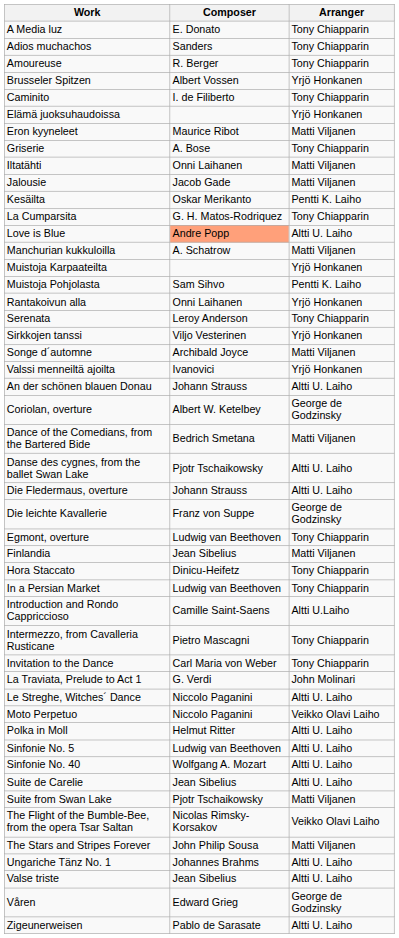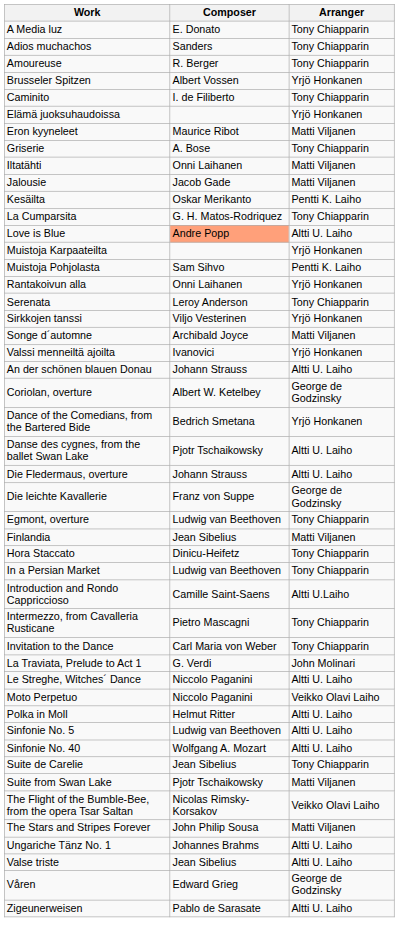- row: (61, 251)
(323, 439) Matti Viljanen -> (327, 422) Yrjö Honkanen
(322, 782) Altti U. Laiho -> (330, 765) Tony Chiapparin
